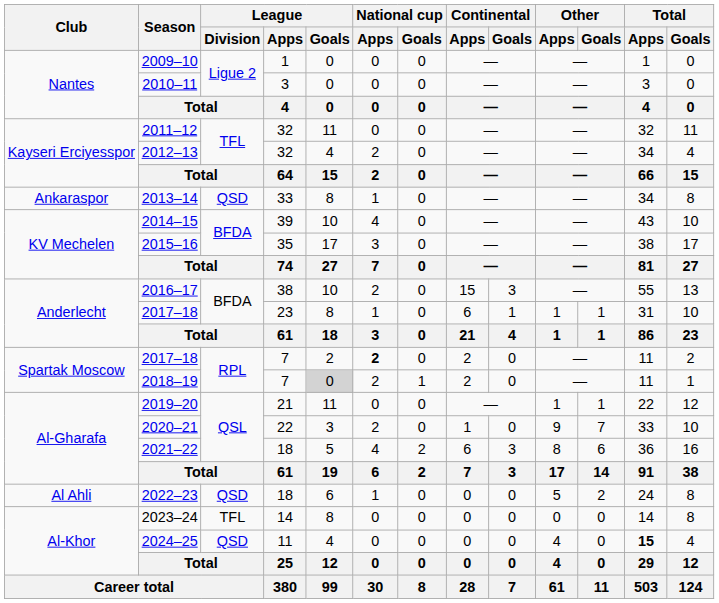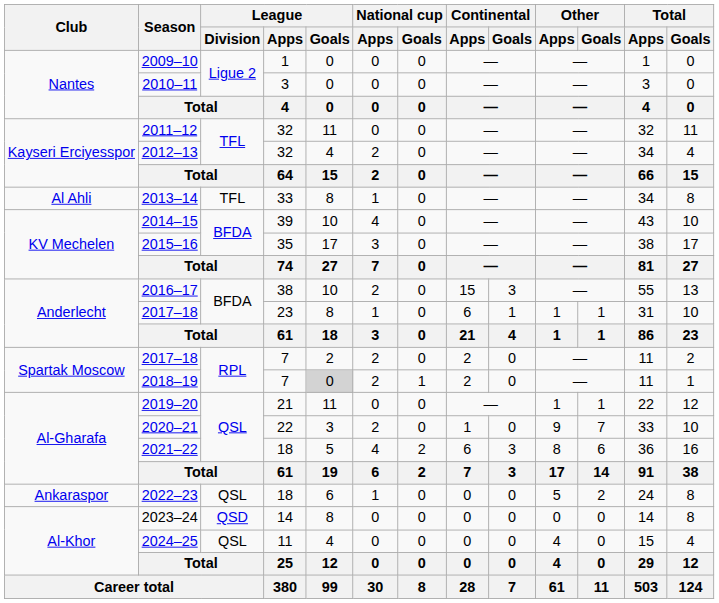(71, 198) Ankaraspor -> (71, 198) Al Ahli
(232, 198) QSD -> (232, 198) TFL
(375, 358) bold -> (375, 358) normal
(71, 495) Al Ahli -> (71, 495) Ankaraspor
(232, 495) QSD -> (232, 495) QSL
(232, 518) TFL -> (232, 518) QSD
(232, 541) QSD -> (232, 541) QSL
(646, 541) bold -> (646, 541) normal
